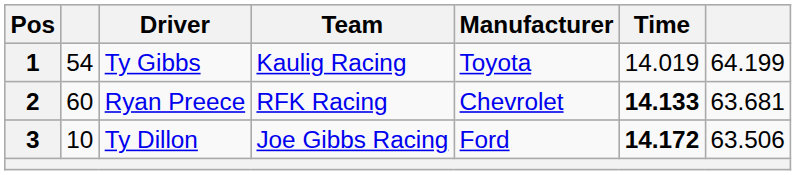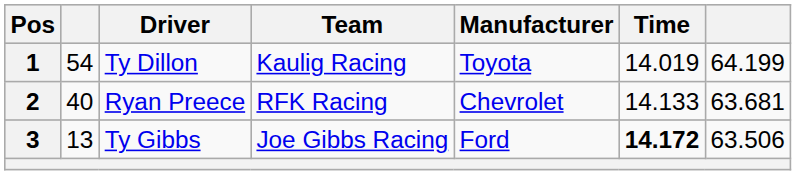(153, 63) Ty Gibbs -> (151, 63) Ty Dillon
(80, 101) 60 -> (80, 101) 40
(662, 101) bold -> (662, 101) normal
(80, 140) 10 -> (80, 140) 13
(151, 140) Ty Dillon -> (153, 140) Ty Gibbs
